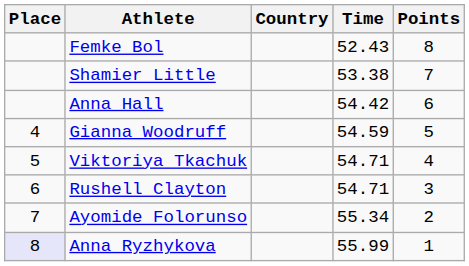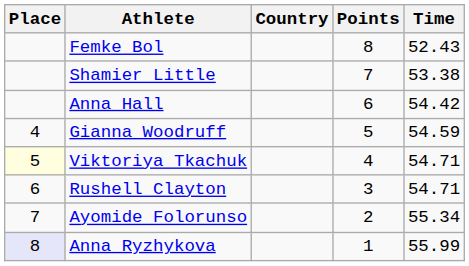columns swapped: (363, 19) <-> (429, 19)
(35, 161) no background -> (35, 161) lightyellow background
